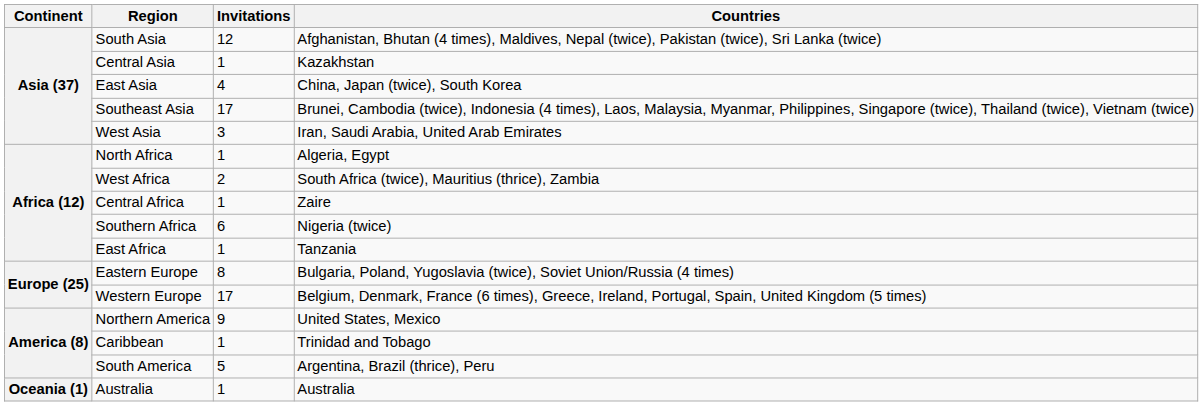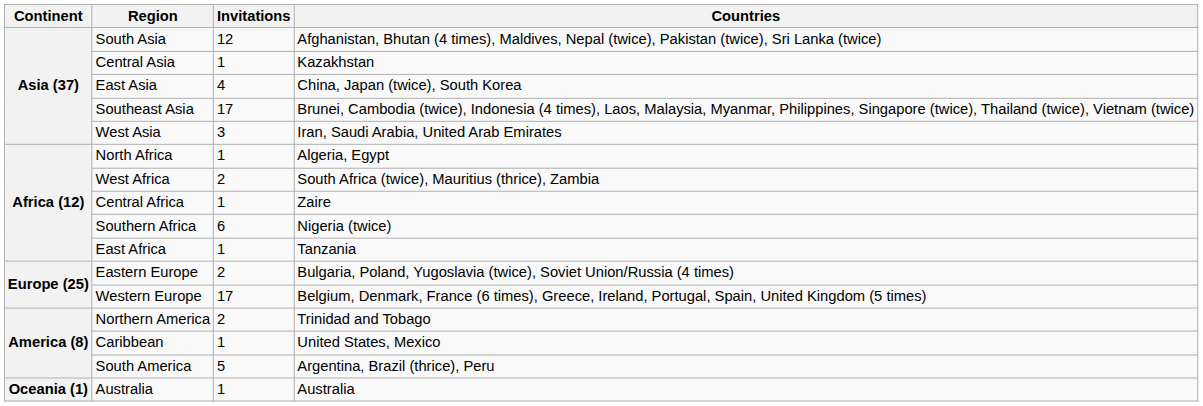(221, 272) 8 -> (221, 272) 2
(221, 319) 9 -> (221, 319) 2
(369, 319) United States, Mexico -> (364, 319) Trinidad and Tobago
(364, 343) Trinidad and Tobago -> (369, 343) United States, Mexico
